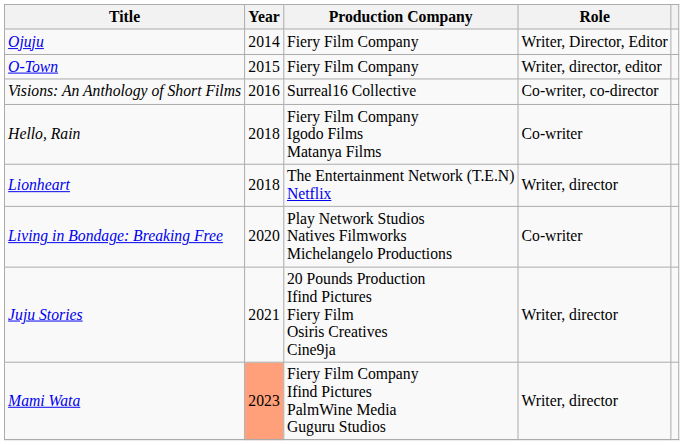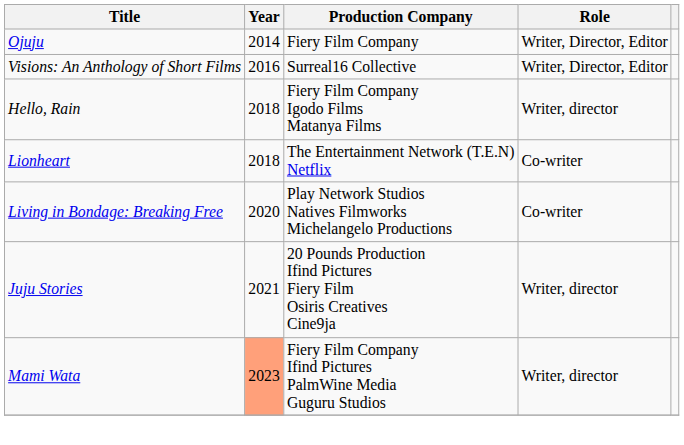- row: (33, 66)
(590, 91) Co-writer, co-director -> (595, 66) Writer, Director, Editor
(552, 134) Co-writer -> (570, 109) Writer, director
(570, 185) Writer, director -> (552, 160) Co-writer
